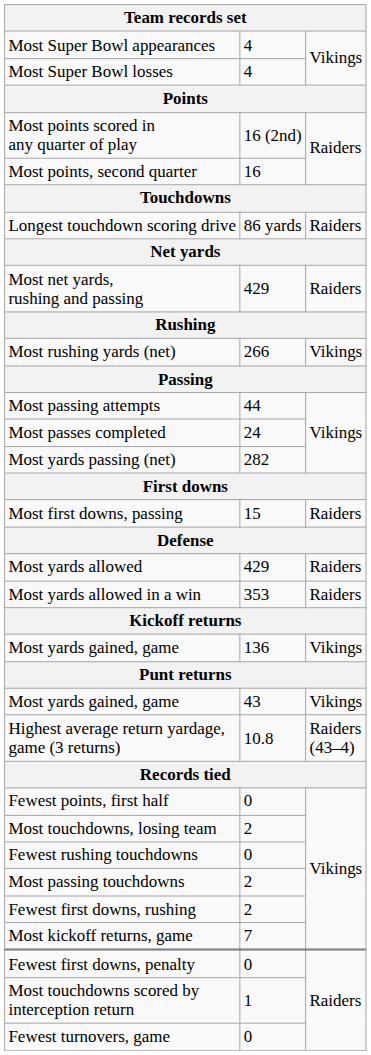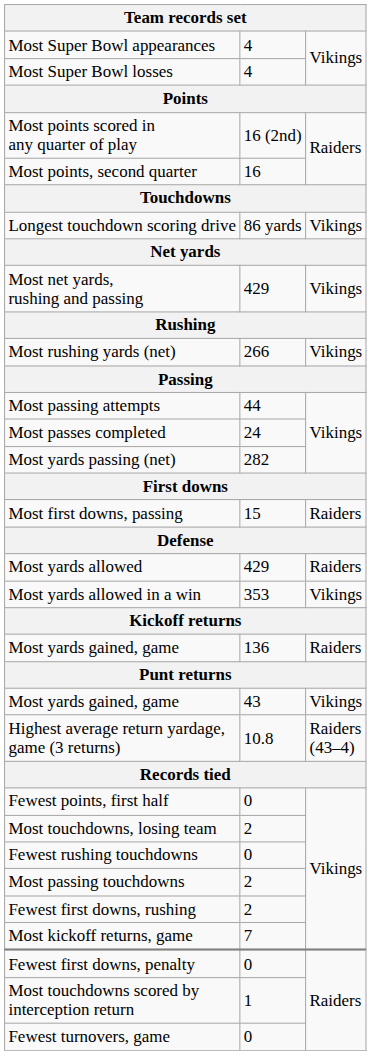(335, 225) Raiders -> (336, 225) Vikings
(335, 288) Raiders -> (336, 288) Vikings
(335, 594) Raiders -> (336, 594) Vikings
(336, 647) Vikings -> (335, 647) Raiders
